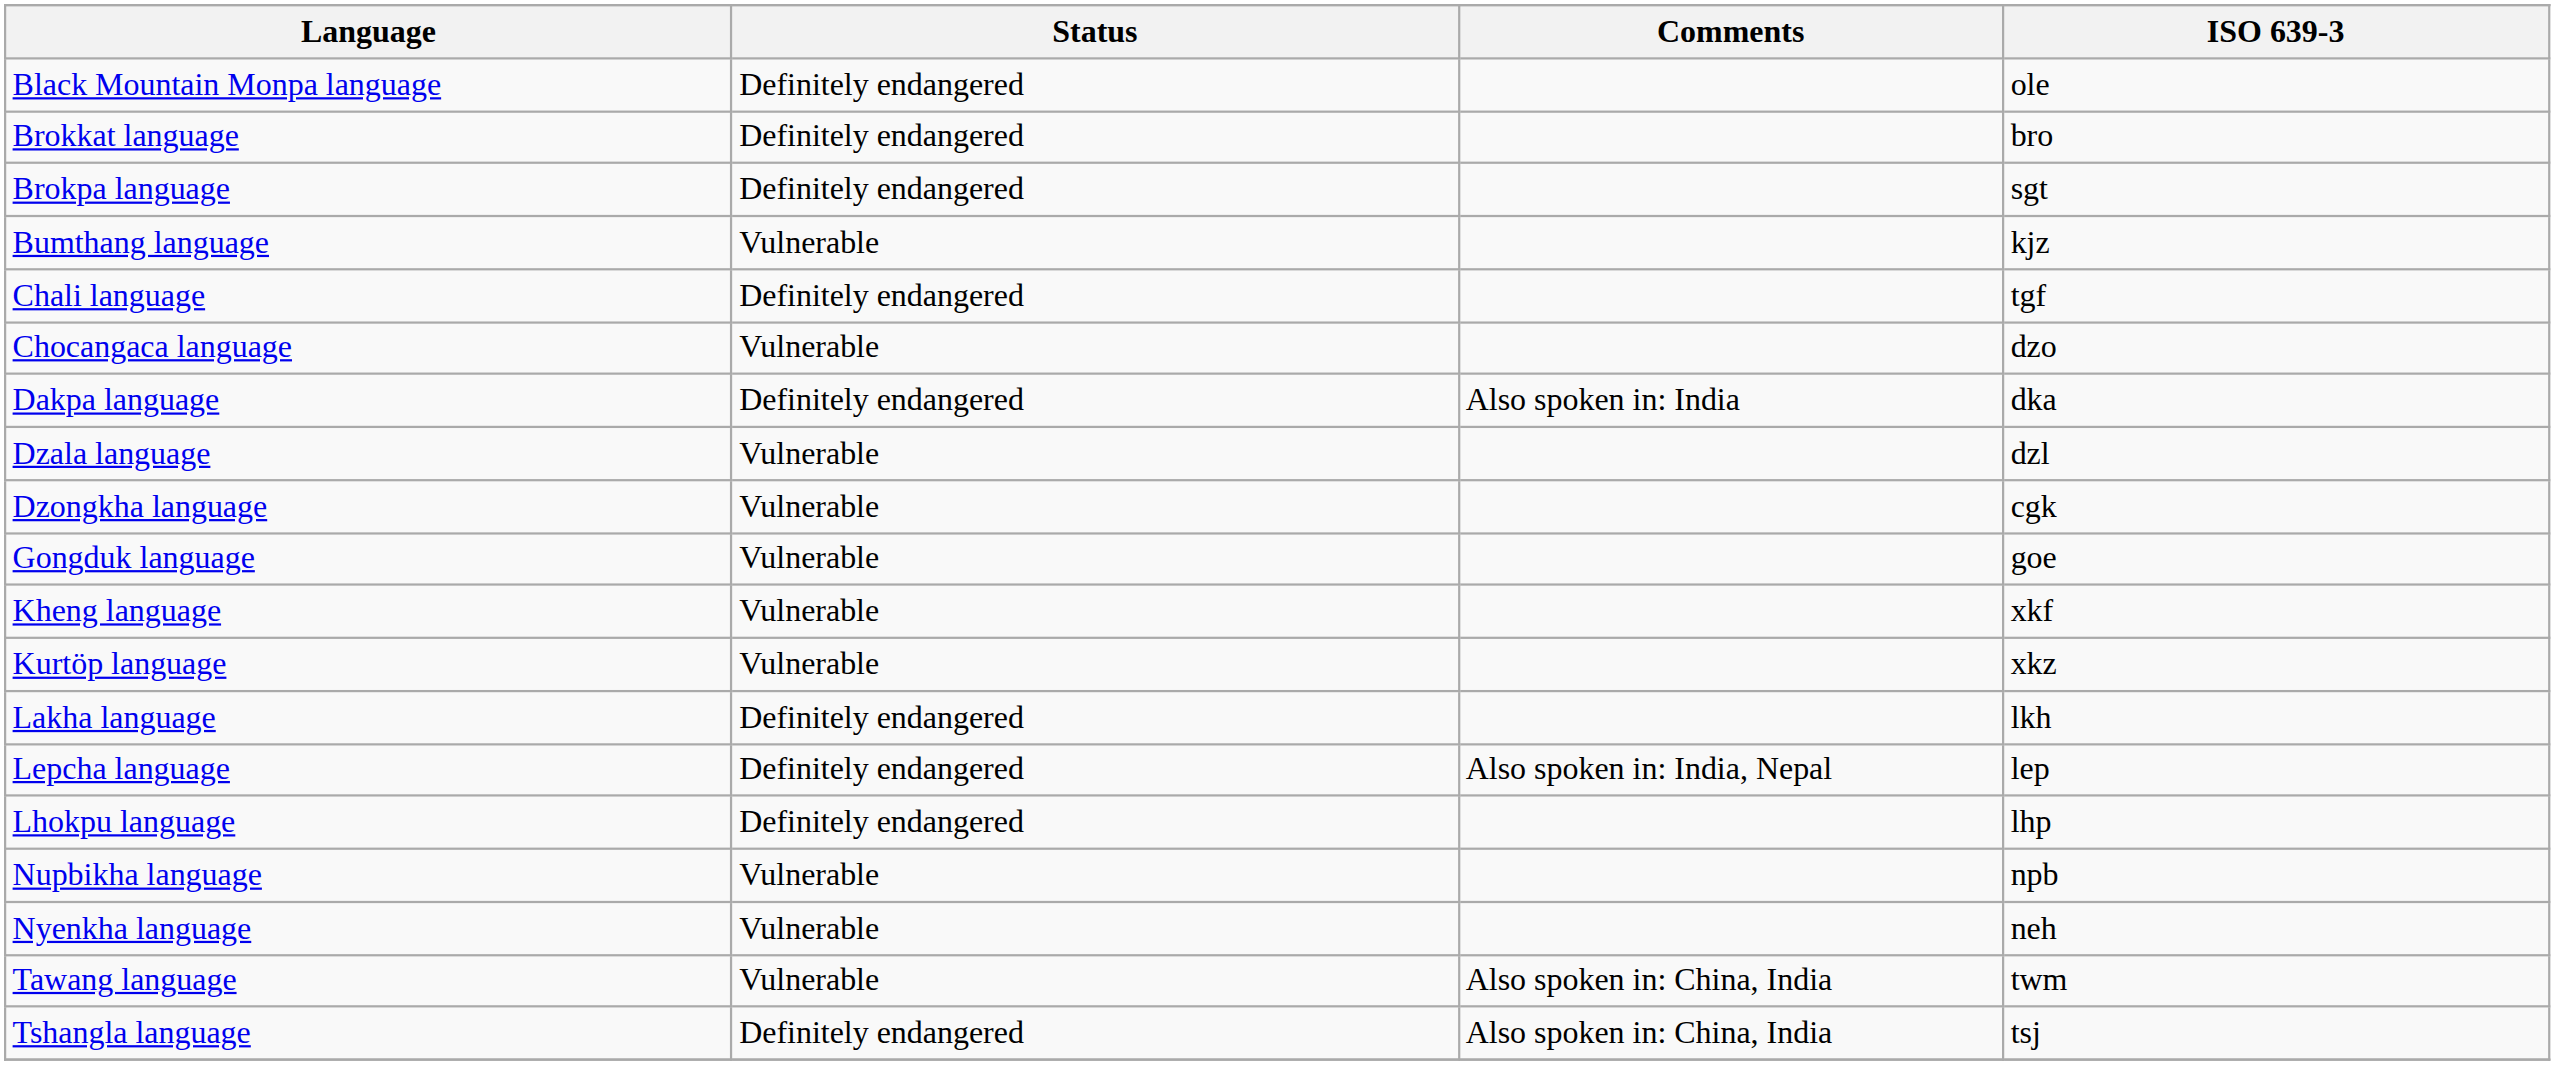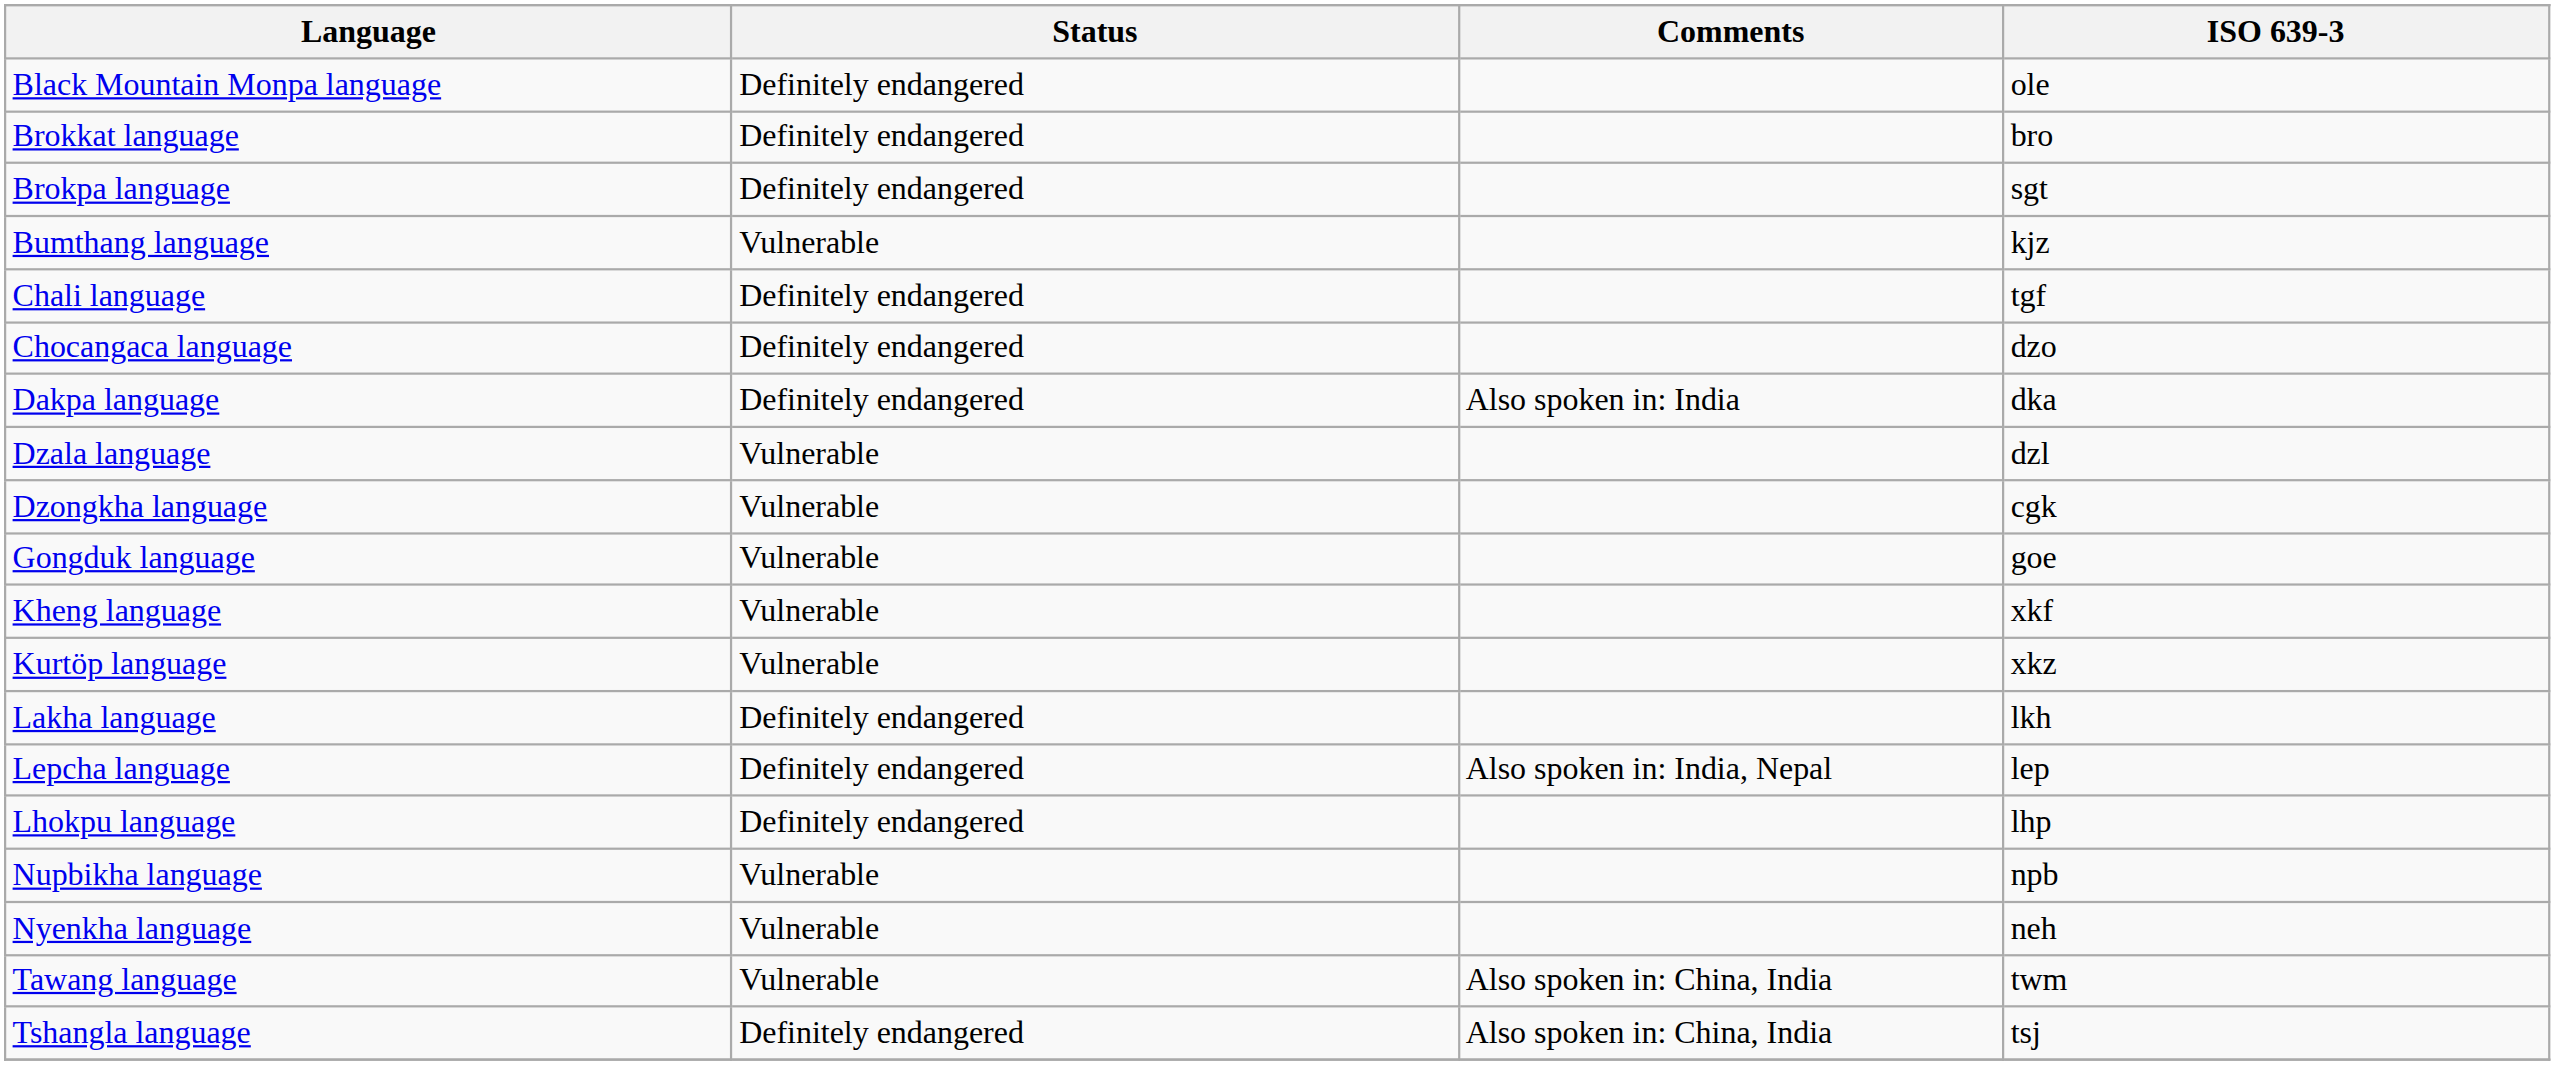(809, 347) Vulnerable -> (882, 347) Definitely endangered
